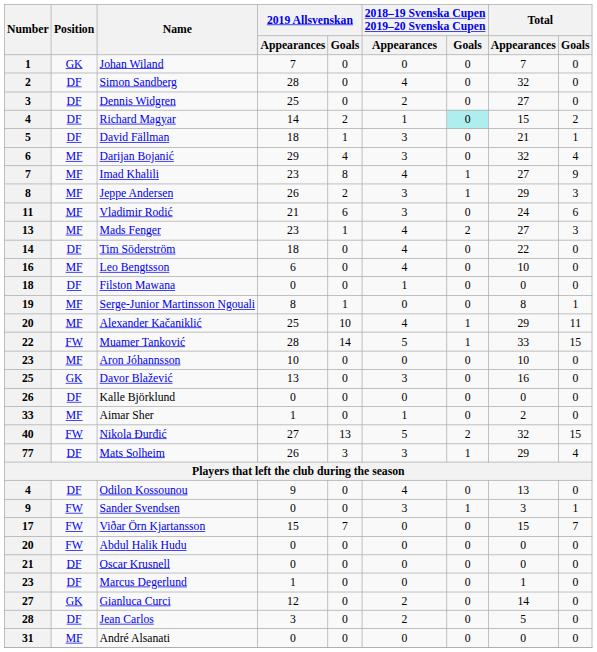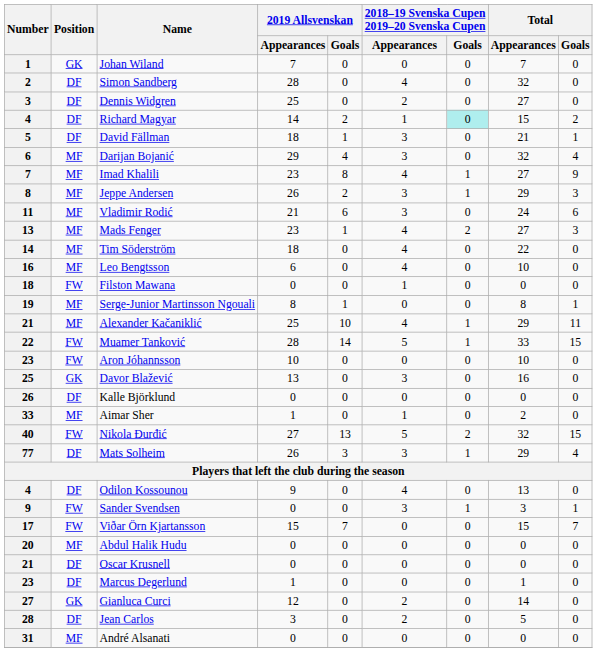(74, 249) DF -> (74, 249) MF
(74, 286) DF -> (74, 286) FW
(28, 323) 20 -> (28, 323) 21
(74, 360) MF -> (74, 360) FW
(74, 545) FW -> (74, 545) MF
